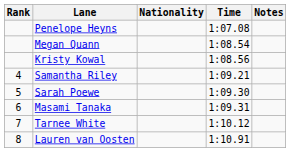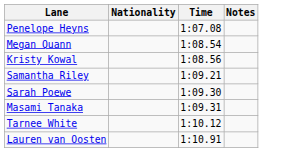- column: (18, 12)
